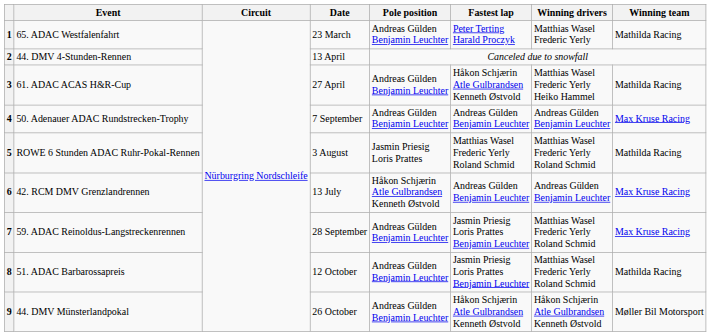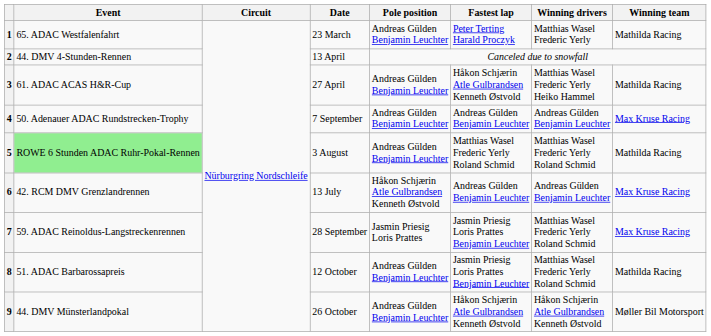(108, 152) no background -> (108, 152) lightgreen background
(401, 152) Jasmin Priesig Loris Prattes -> (410, 152) Andreas Gülden Benjamin Leuchter
(410, 232) Andreas Gülden Benjamin Leuchter -> (401, 232) Jasmin Priesig Loris Prattes
